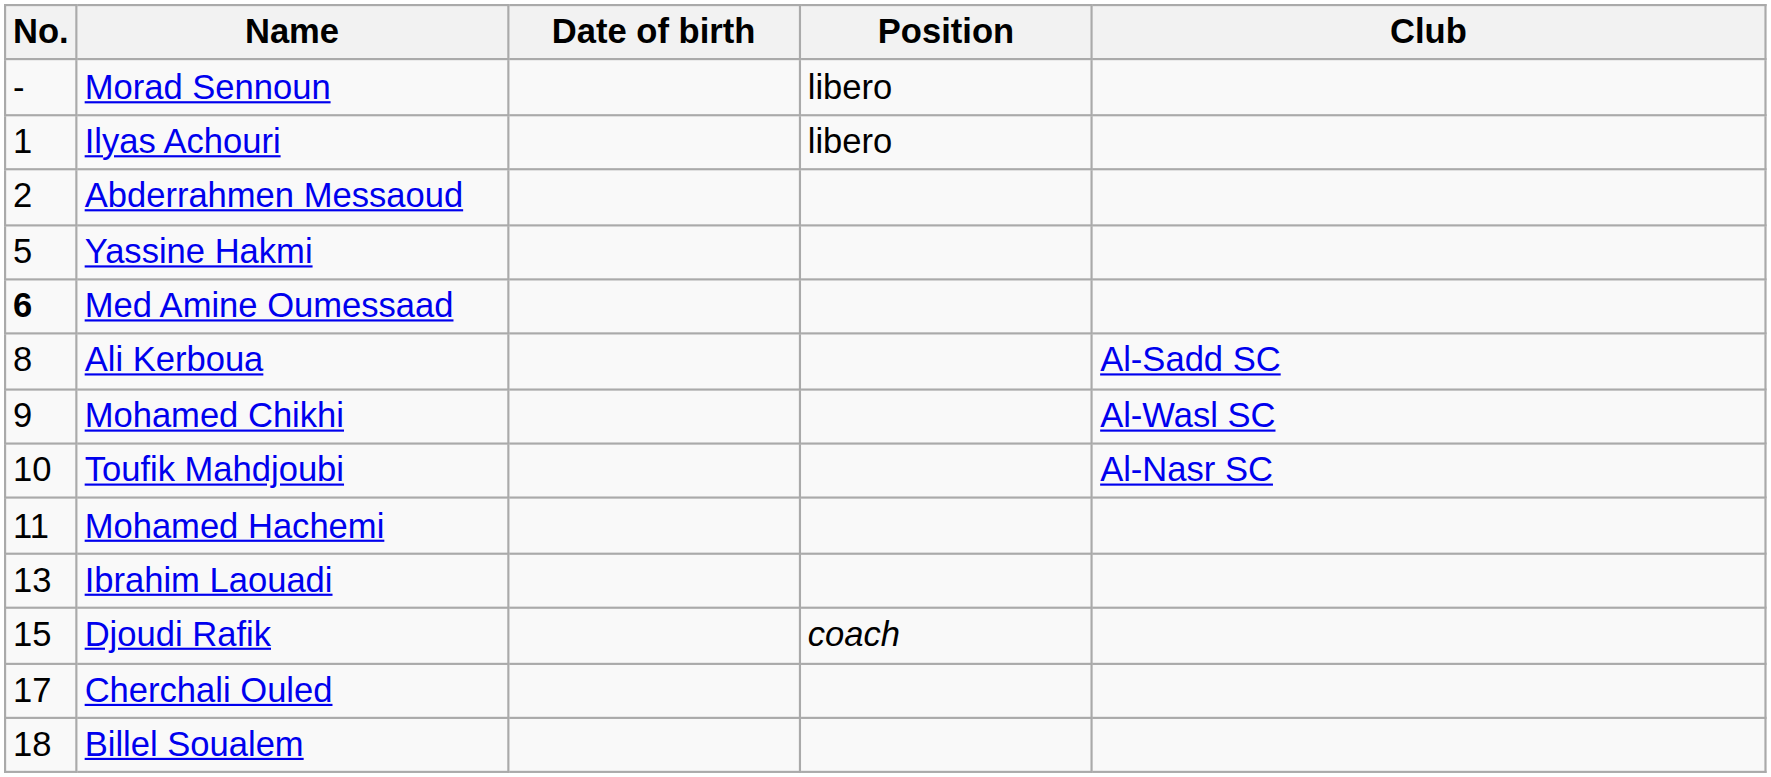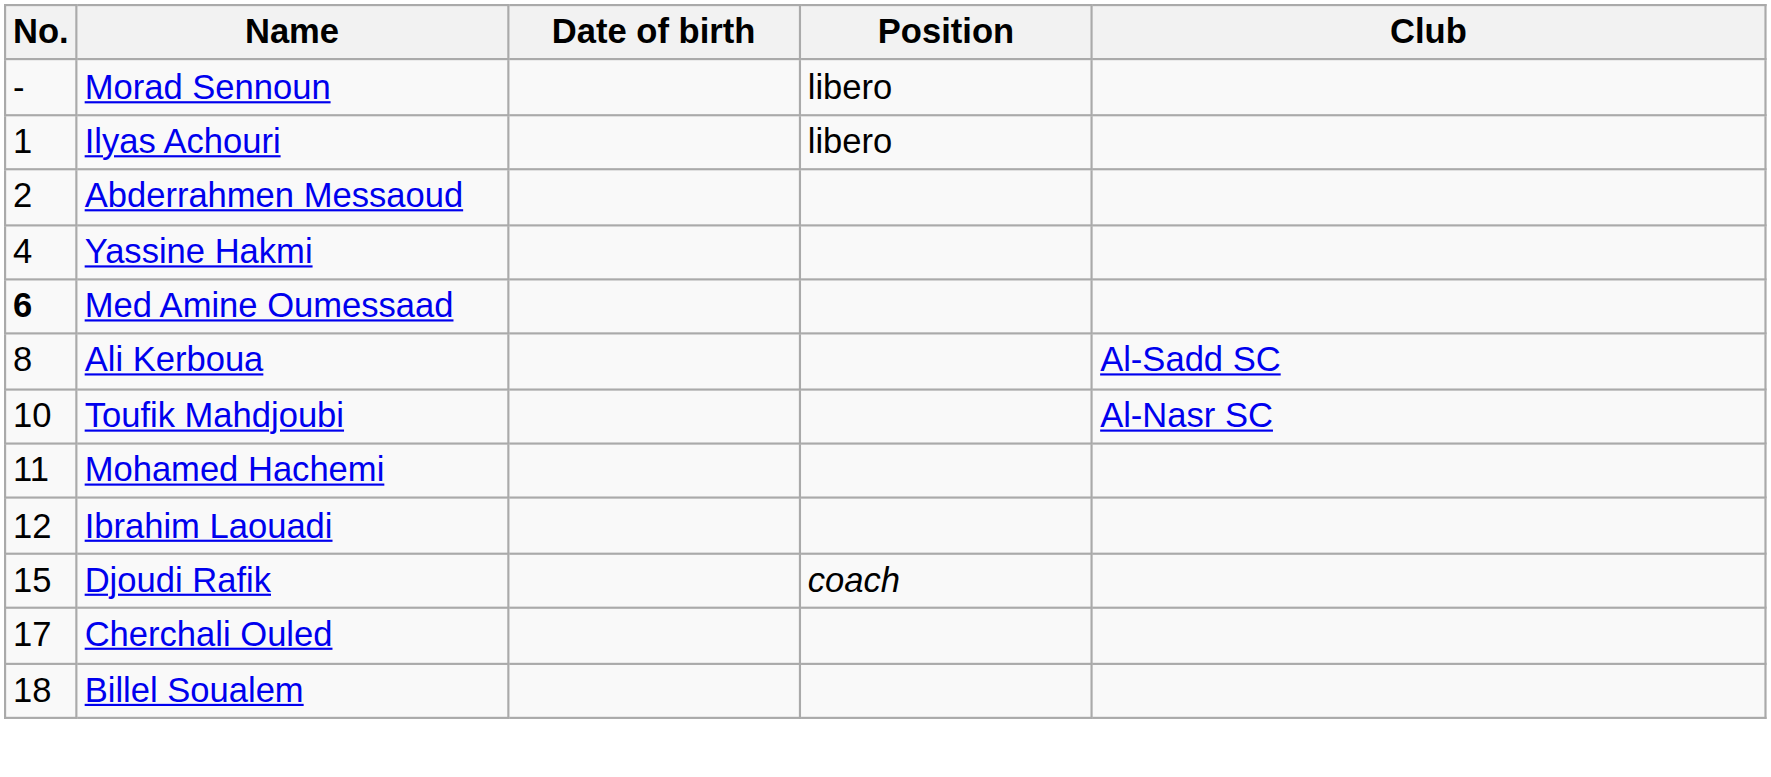(23, 251) 5 -> (23, 251) 4
- row: (214, 415)
(32, 580) 13 -> (32, 525) 12
